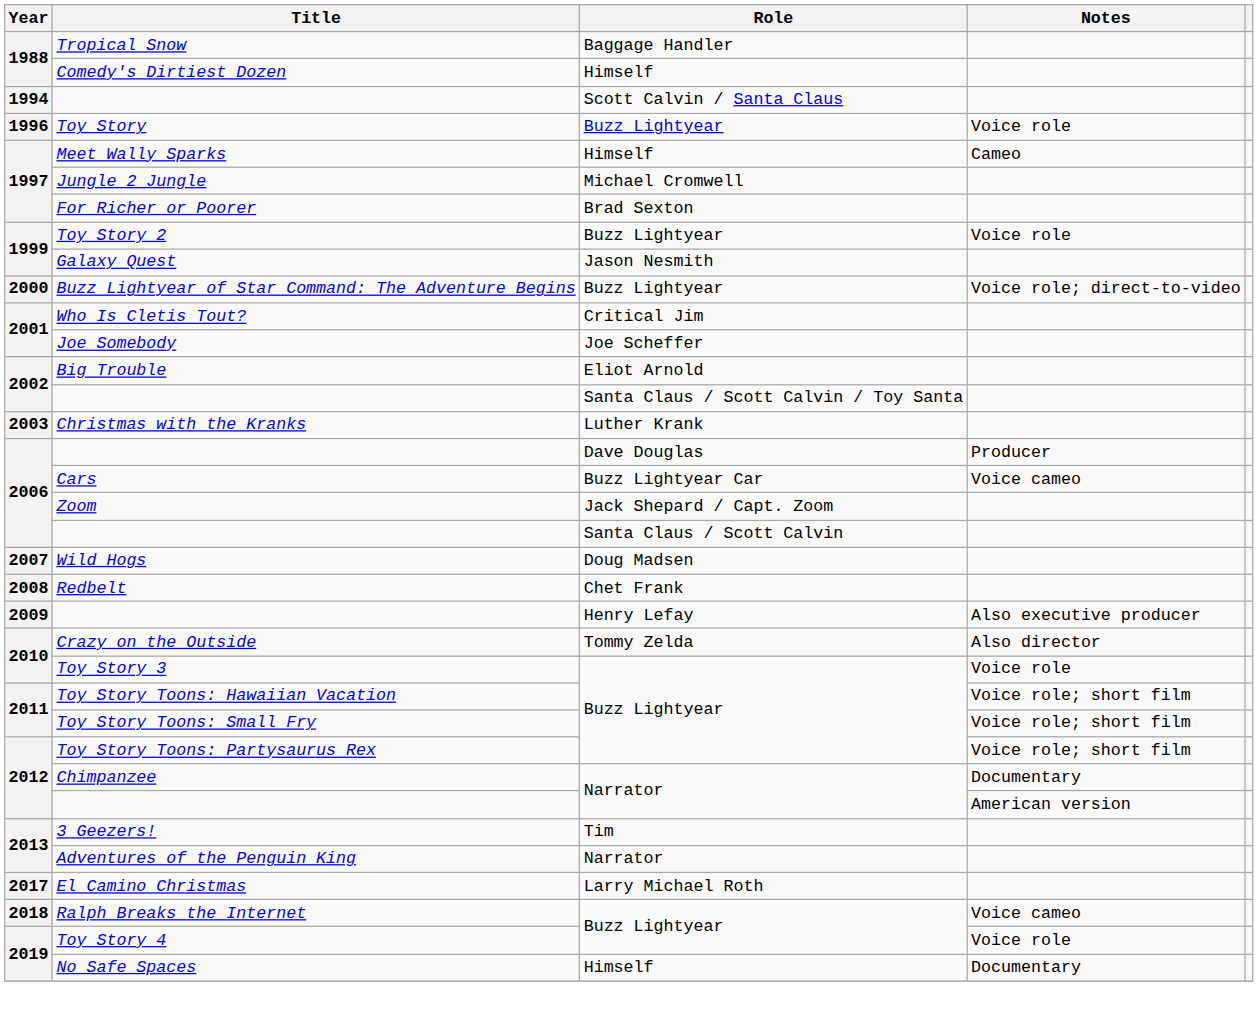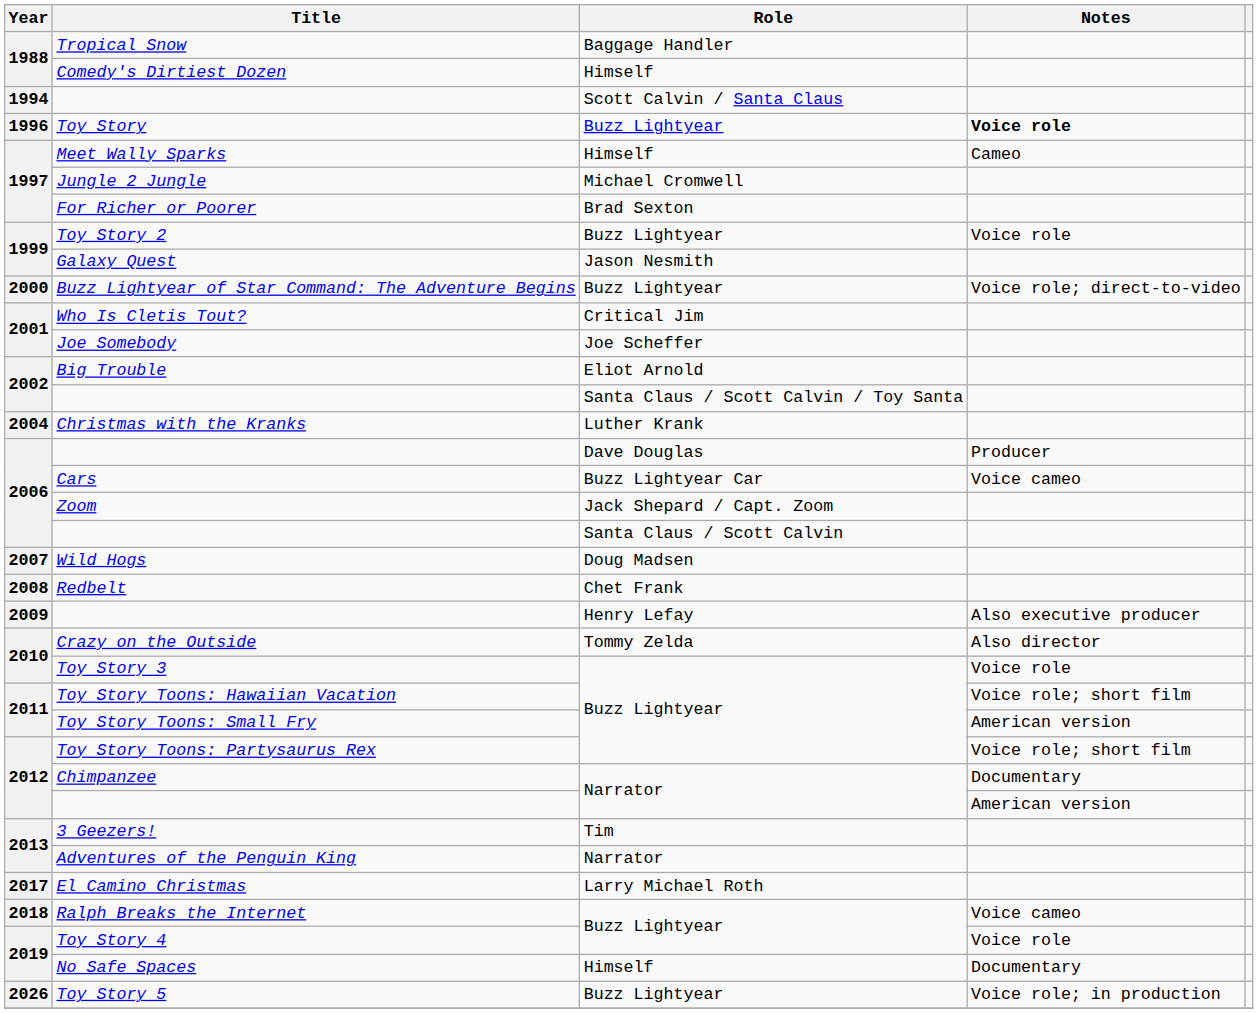(1021, 127) normal -> (1021, 127) bold
(29, 425) 2003 -> (29, 425) 2004
(1081, 723) Voice role; short film -> (1051, 723) American version
+ row: (111, 995)
